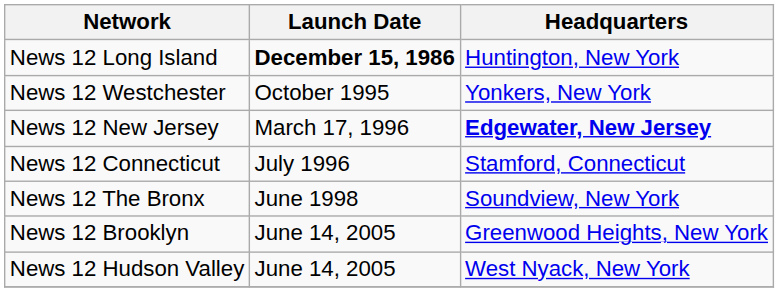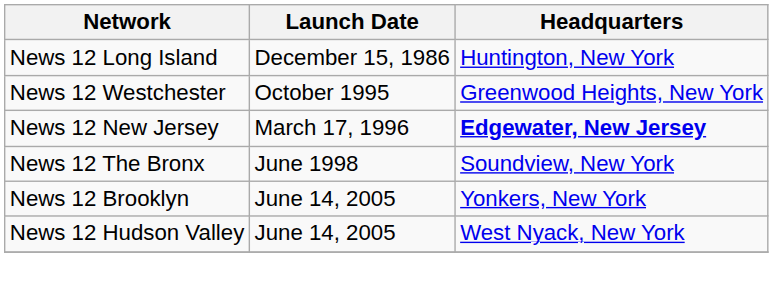(355, 57) bold -> (352, 57) normal
(558, 92) Yonkers, New York -> (612, 92) Greenwood Heights, New York
- row: (115, 163)
(617, 233) Greenwood Heights, New York -> (553, 198) Yonkers, New York
